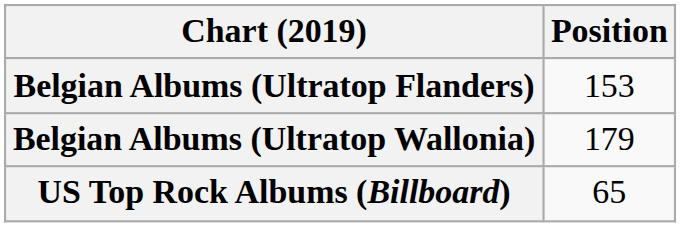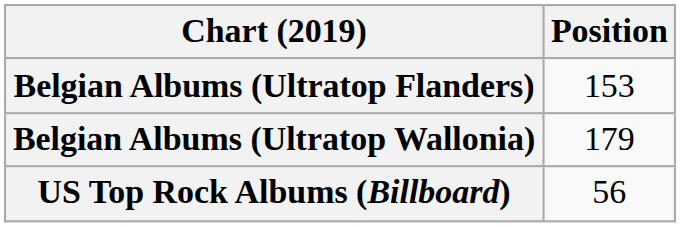(609, 192) 65 -> (609, 192) 56
